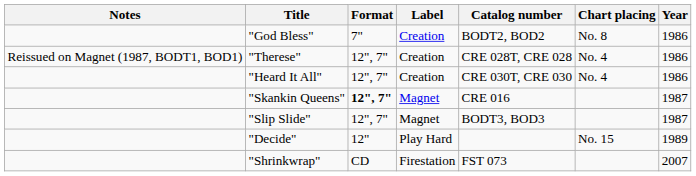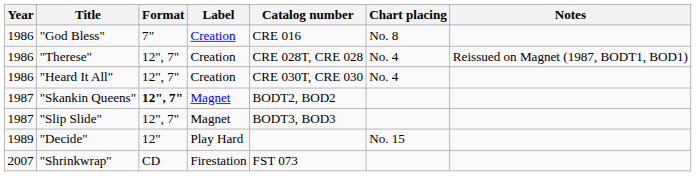columns swapped: (675, 14) <-> (125, 14)
(503, 35) BODT2, BOD2 -> (277, 35) CRE 016
(486, 98) CRE 016 -> (294, 98) BODT2, BOD2
